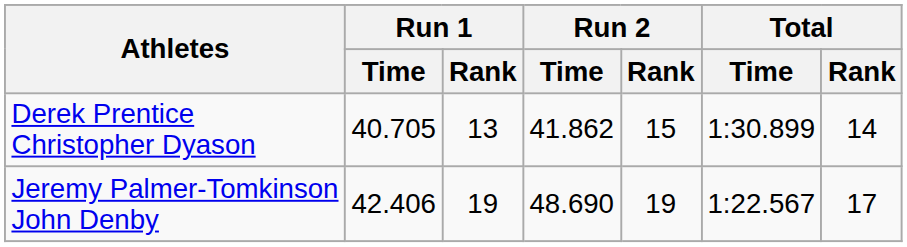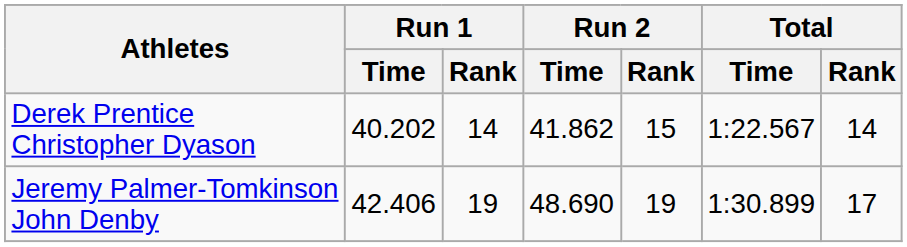(394, 130) 40.705 -> (394, 130) 40.202
(483, 130) 13 -> (483, 130) 14
(761, 130) 1:30.899 -> (761, 130) 1:22.567
(761, 204) 1:22.567 -> (761, 204) 1:30.899
